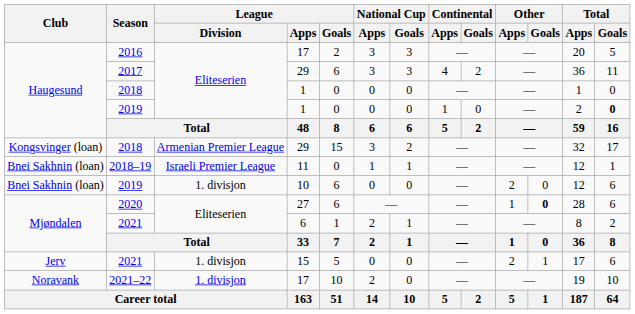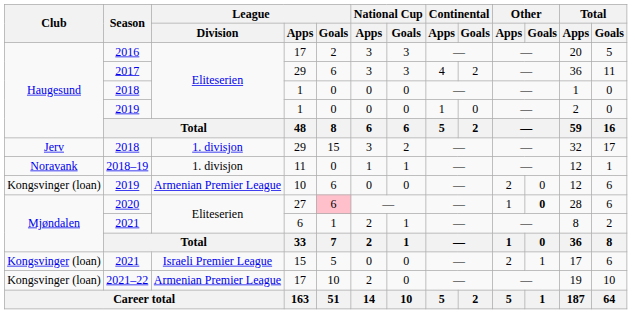(612, 109) bold -> (609, 109) normal
(55, 147) Kongsvinger (loan) -> (54, 147) Jerv
(220, 147) Armenian Premier League -> (217, 147) 1. divisjon
(55, 166) Bnei Sakhnin (loan) -> (54, 166) Noravank
(220, 166) Israeli Premier League -> (217, 166) 1. divisjon
(55, 185) Bnei Sakhnin (loan) -> (54, 185) Kongsvinger (loan)
(220, 185) 1. divisjon -> (217, 185) Armenian Premier League
(337, 204) no background -> (334, 204) pink background
(55, 261) Jerv -> (54, 261) Kongsvinger (loan)
(220, 261) 1. divisjon -> (217, 261) Israeli Premier League
(55, 280) Noravank -> (54, 280) Kongsvinger (loan)
(220, 280) 1. divisjon -> (217, 280) Armenian Premier League
